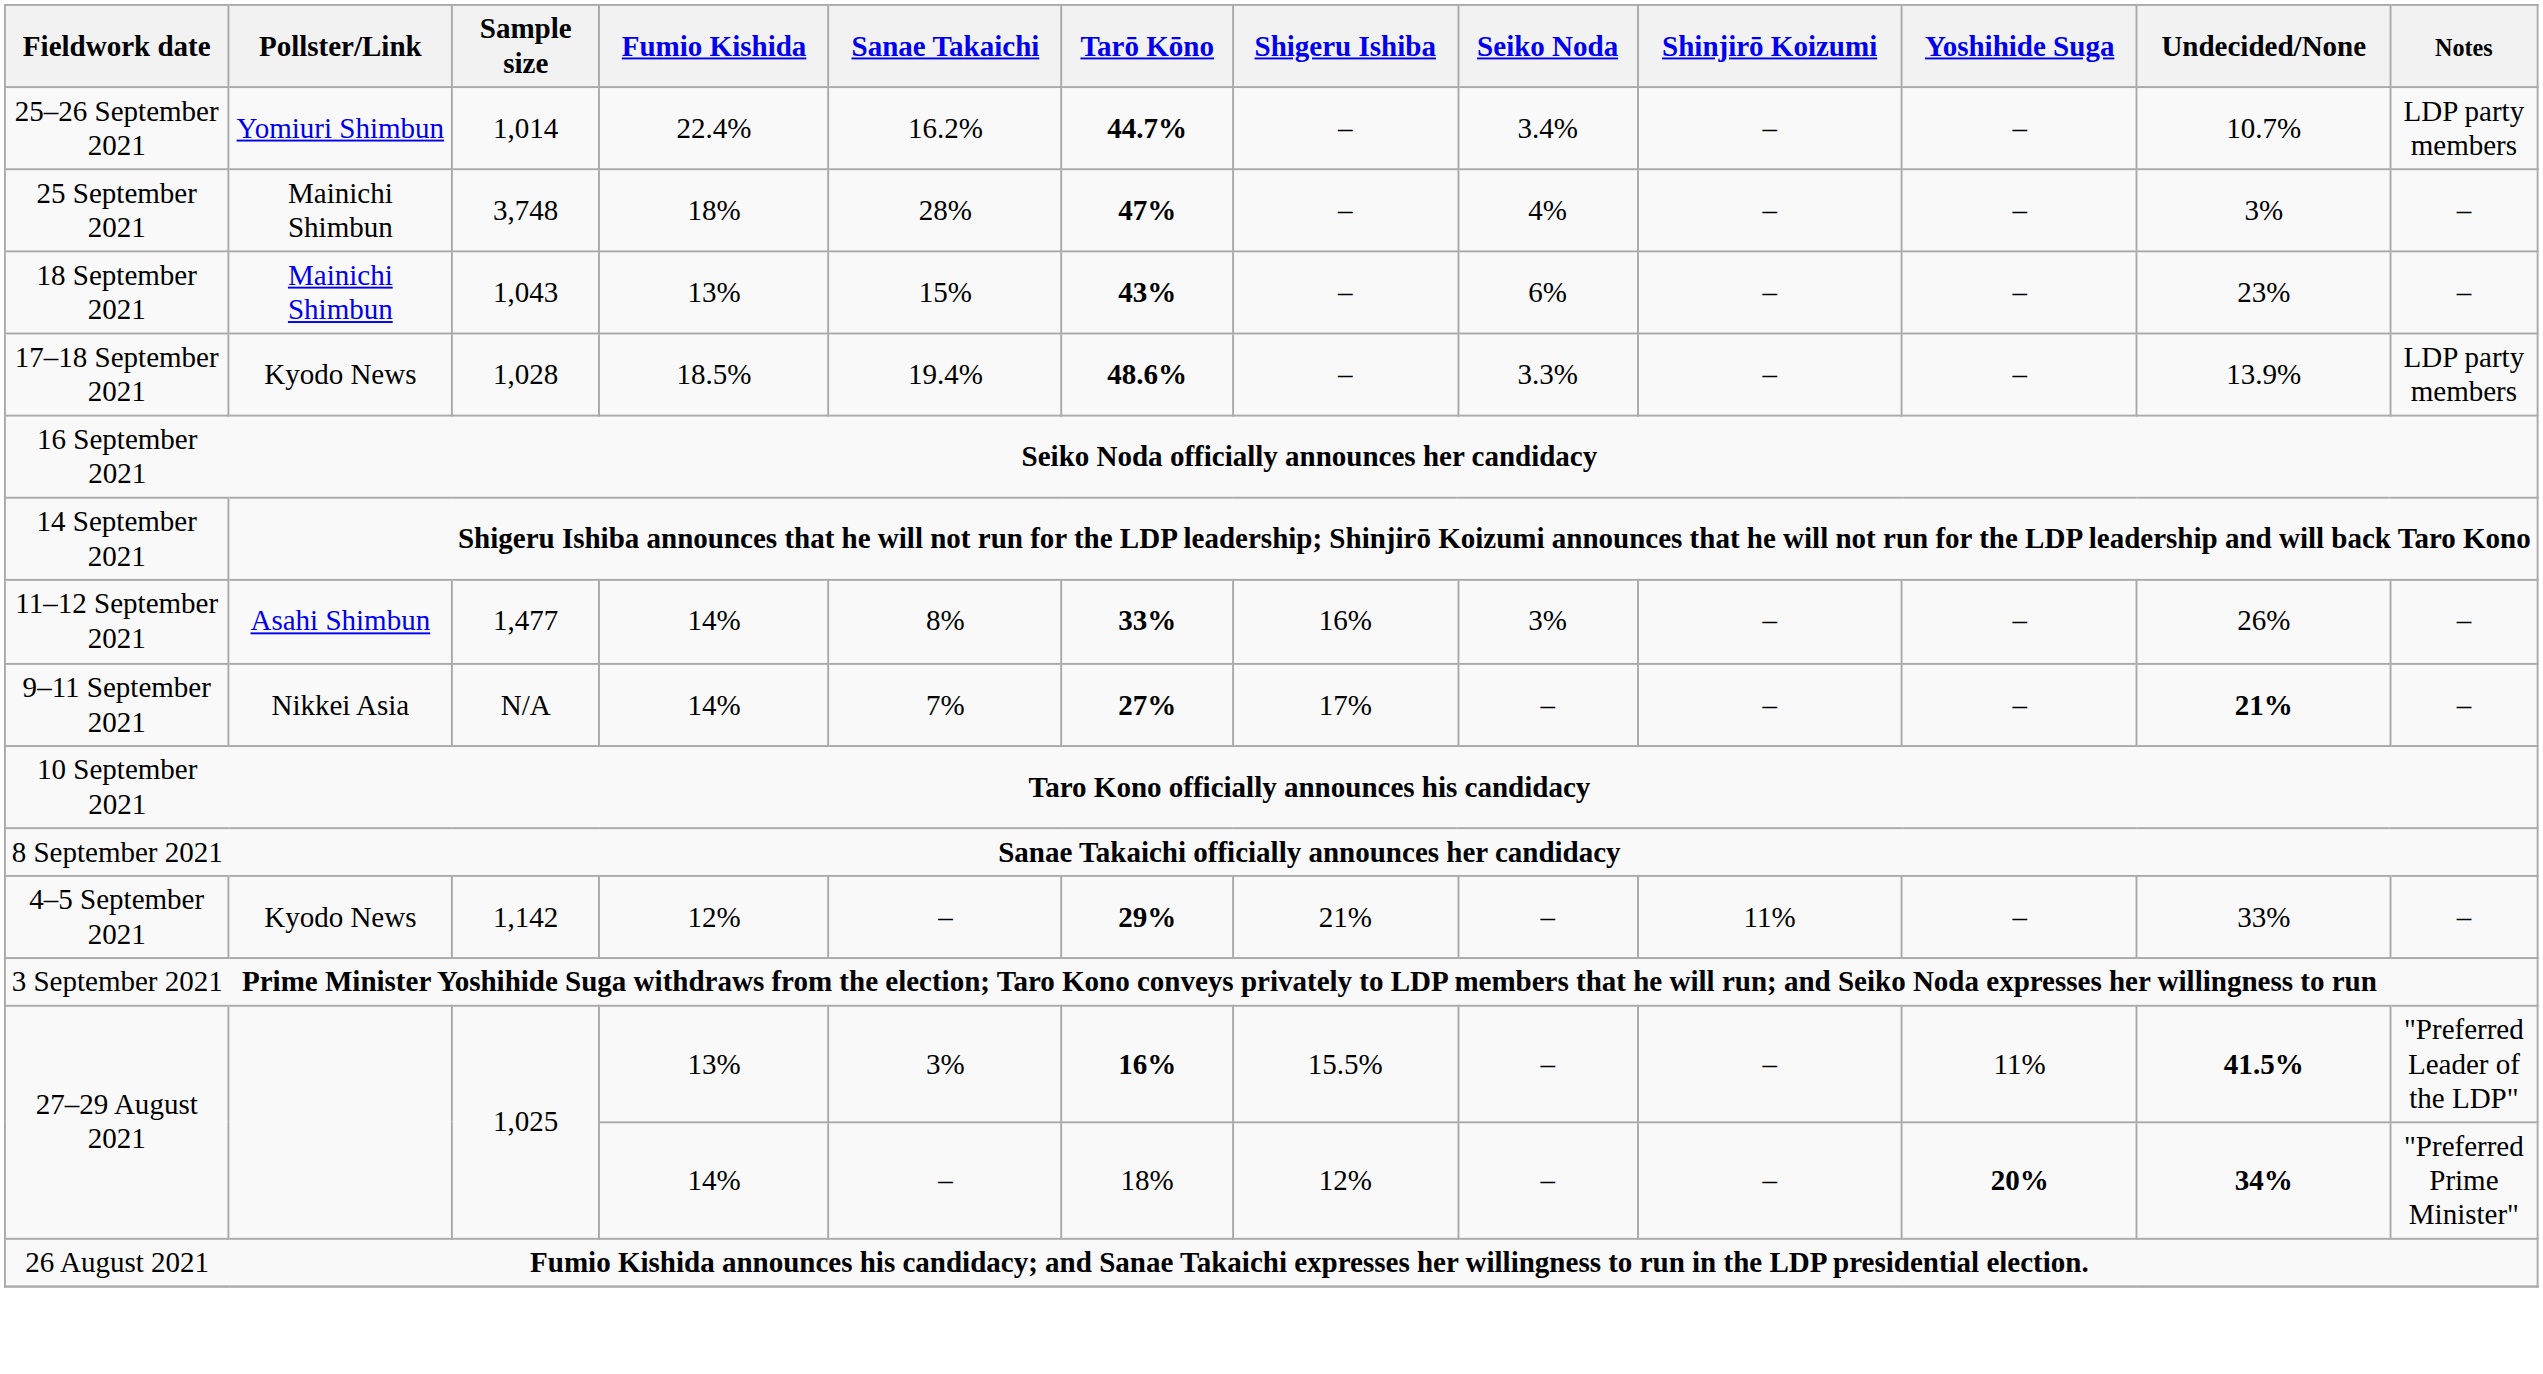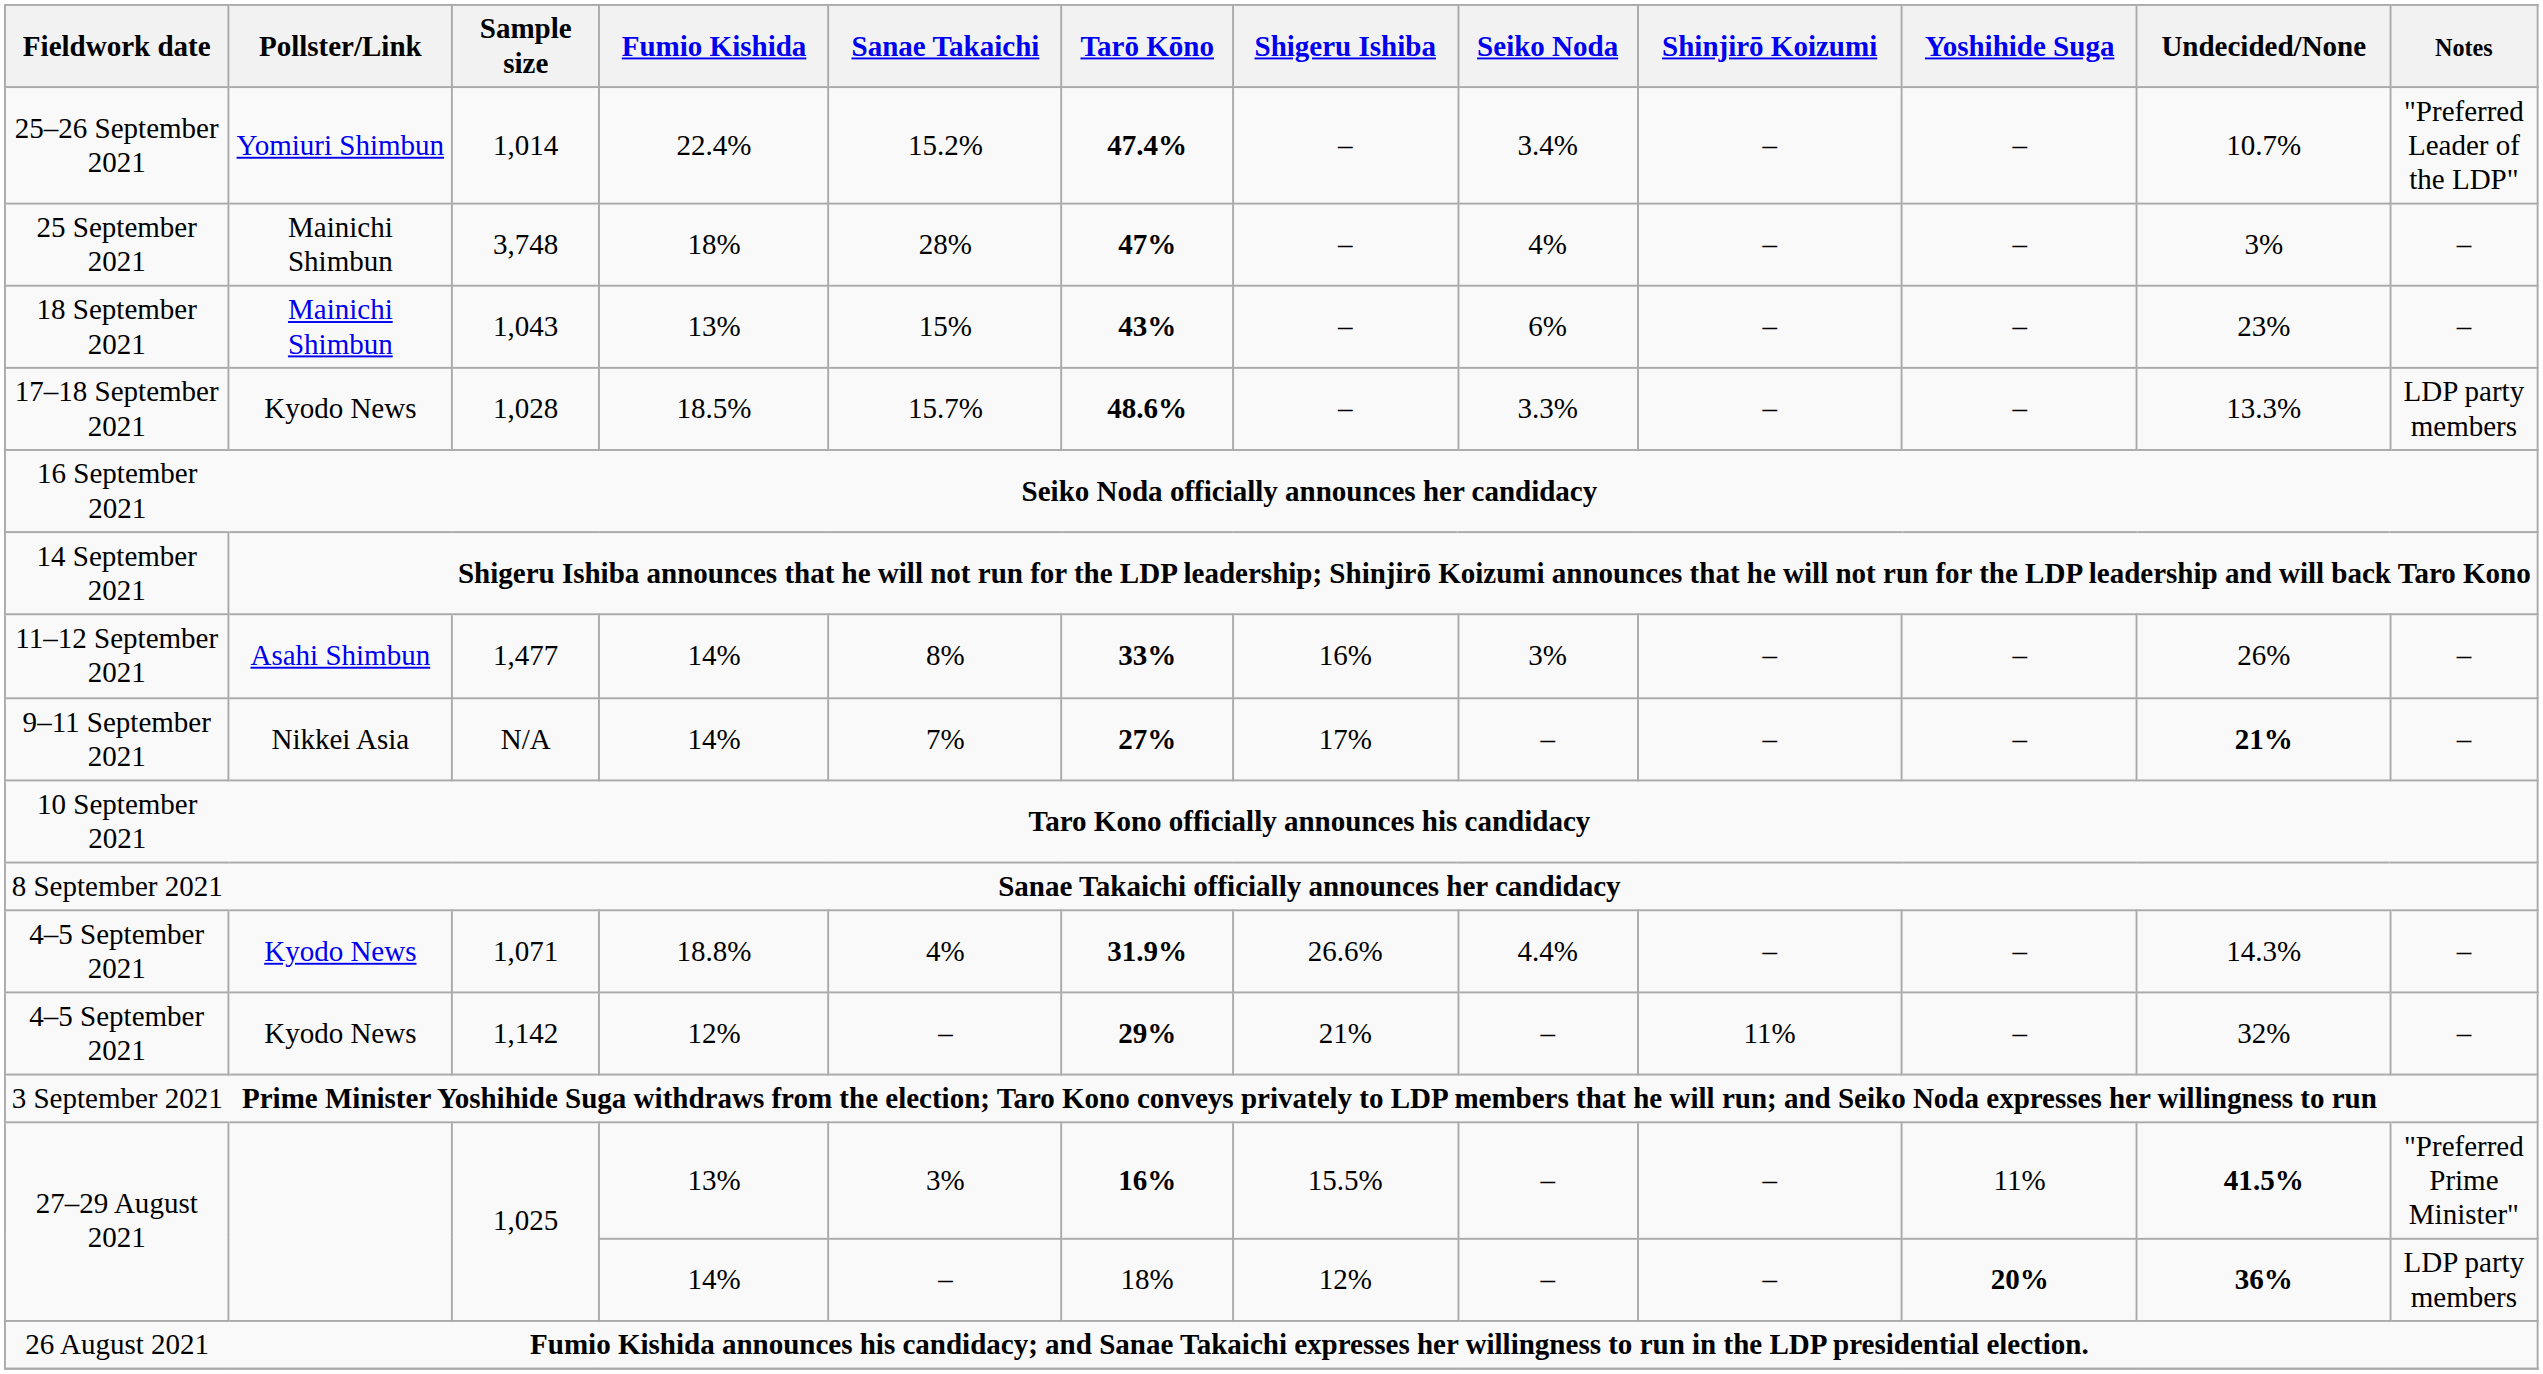(945, 128) 16.2% -> (945, 145) 15.2%
(1147, 128) 44.7% -> (1147, 145) 47.4%
(2464, 128) LDP party members -> (2464, 145) "Preferred Leader of the LDP"
(945, 374) 19.4% -> (945, 409) 15.7%
(2264, 374) 13.9% -> (2264, 409) 13.3%
+ row: (526, 950)
(2264, 916) 33% -> (2264, 1032) 32%
(2464, 1063) "Preferred Leader of the LDP" -> (2464, 1180) "Preferred Prime Minister"
(2264, 1180) 34% -> (2264, 1279) 36%
(2464, 1180) "Preferred Prime Minister" -> (2464, 1279) LDP party members
